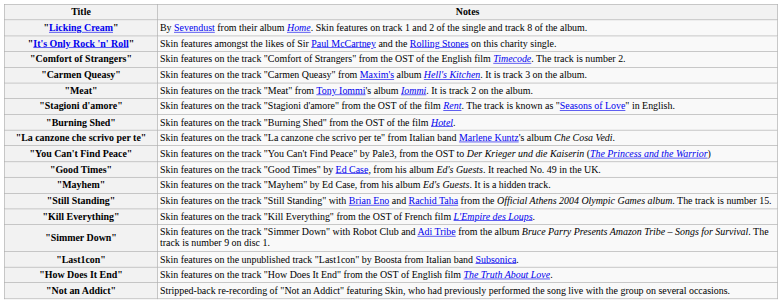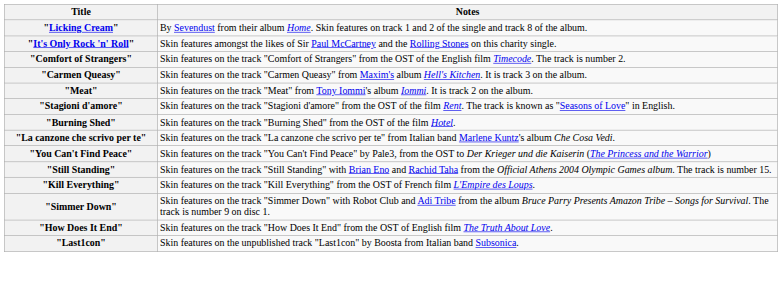- row: (81, 169)
- row: (81, 185)
rows swapped: (81, 275) <-> (81, 259)
- row: (81, 290)
